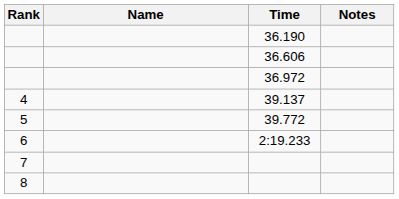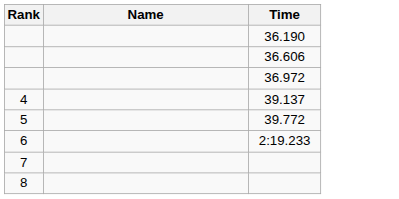- column: (357, 15)
